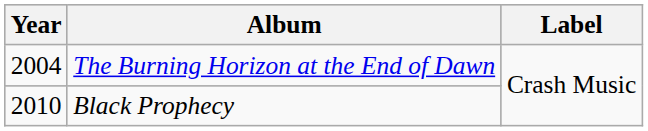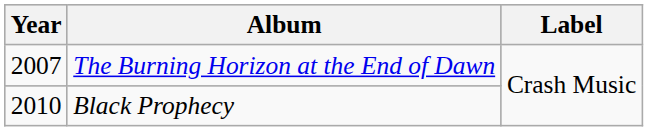(36, 65) 2004 -> (36, 65) 2007
